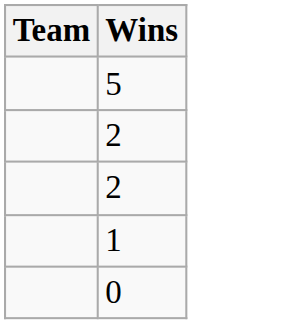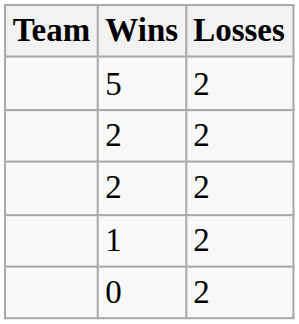+ column: (239, 30)
